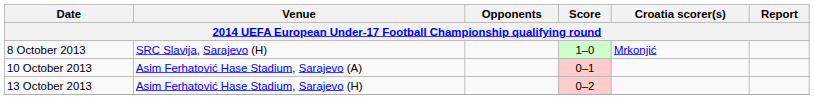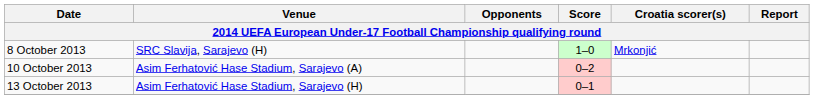(585, 68) 0–1 -> (585, 68) 0–2
(585, 86) 0–2 -> (585, 86) 0–1
